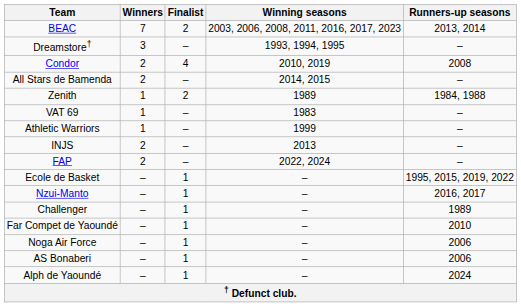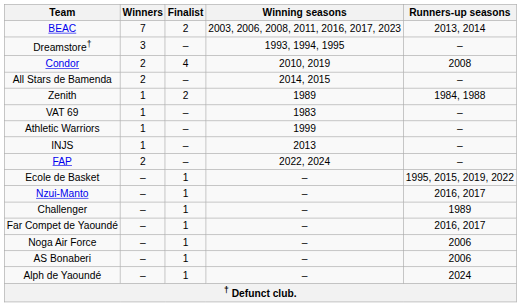(143, 145) 2 -> (143, 145) 1
(460, 226) 2010 -> (460, 226) 2016, 2017
